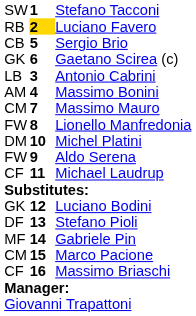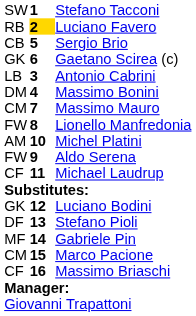(15, 92) AM -> (16, 92) DM
(16, 141) DM -> (15, 141) AM
